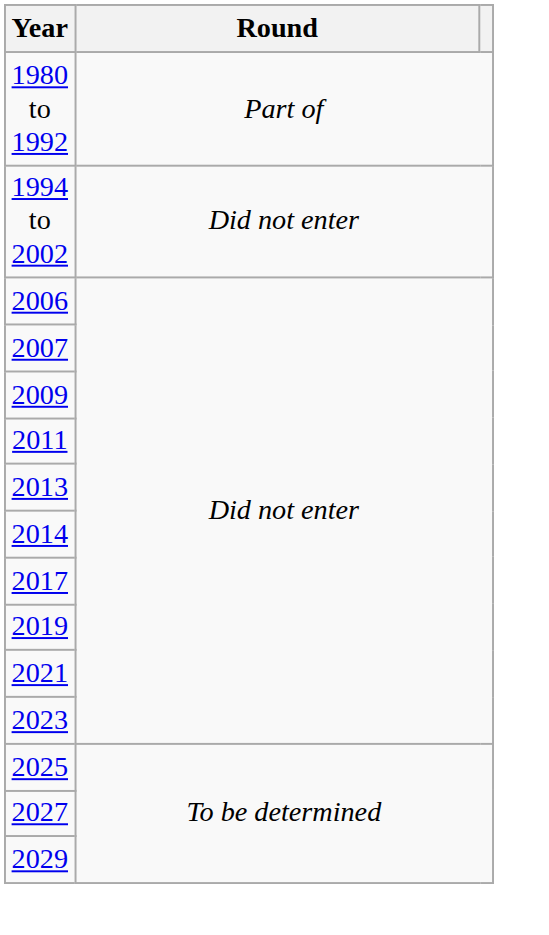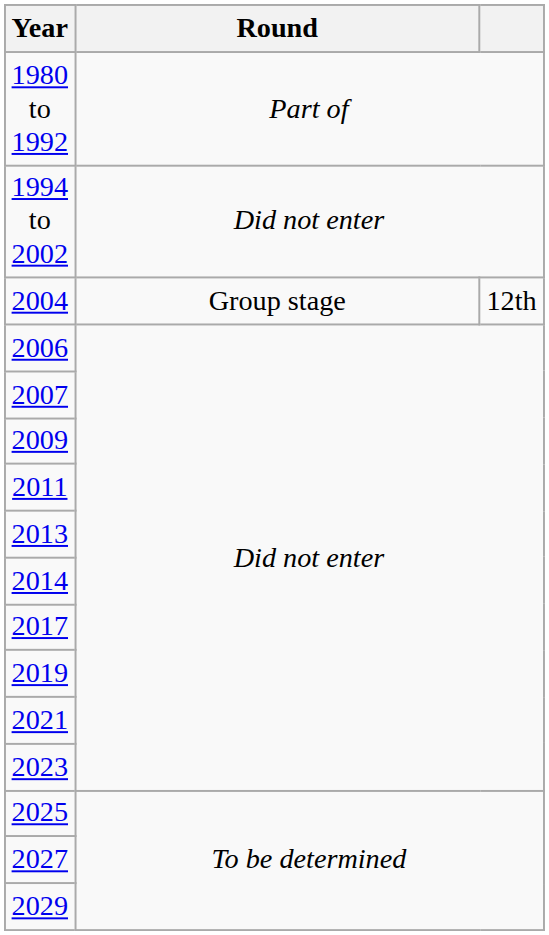+ row: (40, 301)
